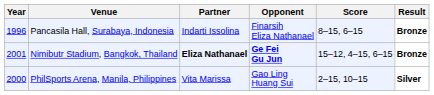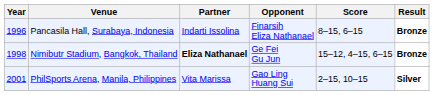(16, 55) 2001 -> (16, 55) 1998
(267, 55) bold -> (266, 55) normal
(16, 79) 2000 -> (16, 79) 2001
